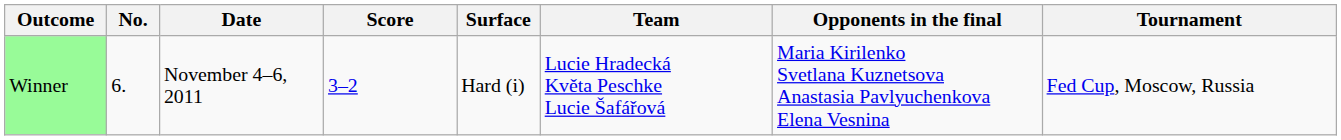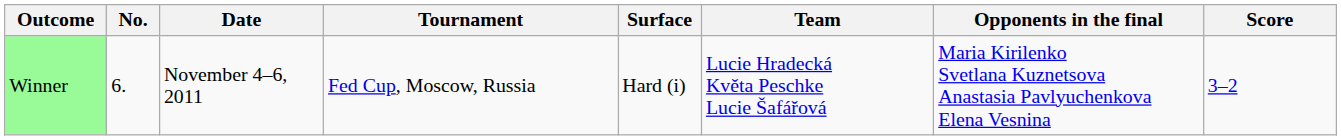columns swapped: (1189, 20) <-> (390, 20)
